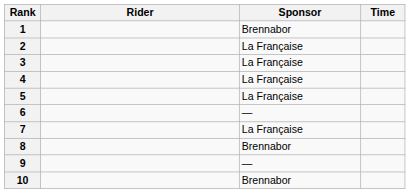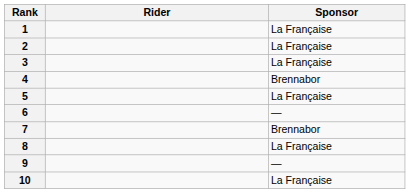- column: (383, 12)
(266, 29) Brennabor -> (301, 29) La Française
(272, 79) La Française -> (296, 79) Brennabor
(272, 130) La Française -> (296, 130) Brennabor
(266, 146) Brennabor -> (301, 146) La Française
(266, 180) Brennabor -> (301, 180) La Française
